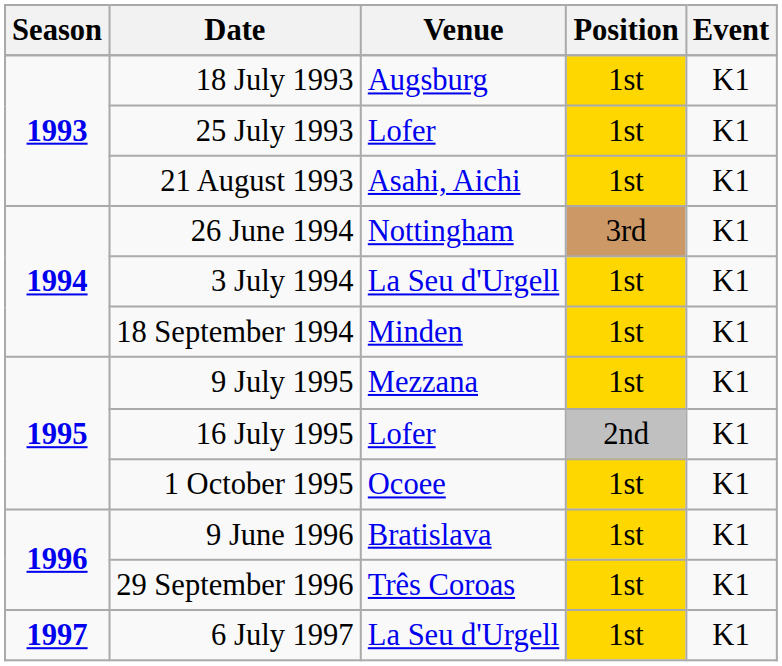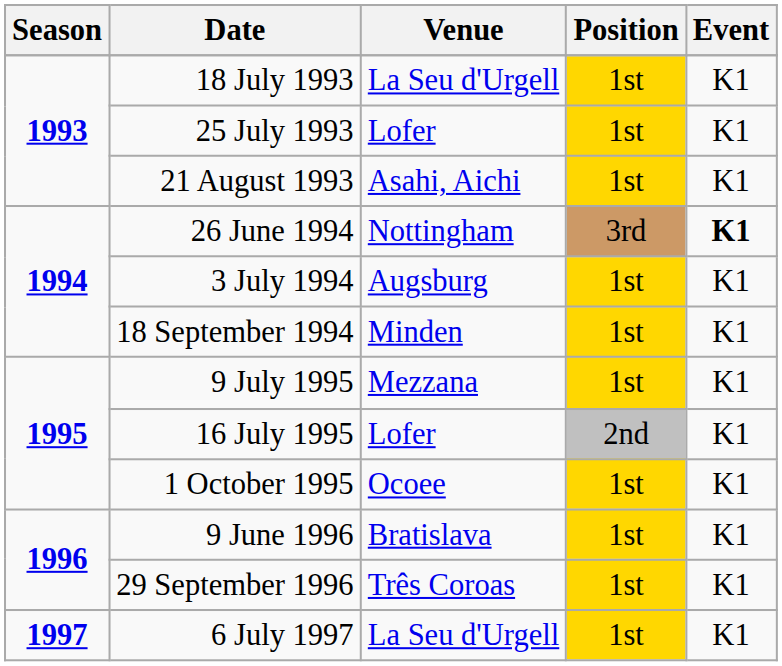(428, 80) Augsburg -> (464, 80) La Seu d'Urgell
(731, 231) normal -> (731, 231) bold
(464, 281) La Seu d'Urgell -> (428, 281) Augsburg
